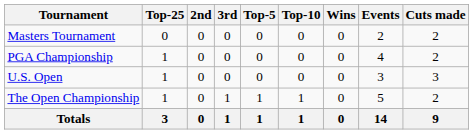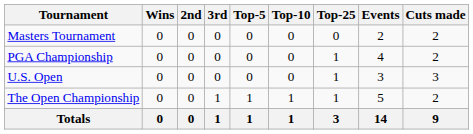columns swapped: (341, 14) <-> (165, 14)
